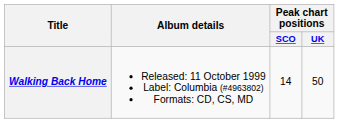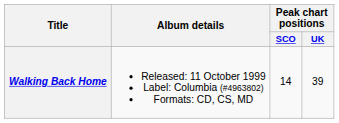(318, 82) 50 -> (318, 82) 39
